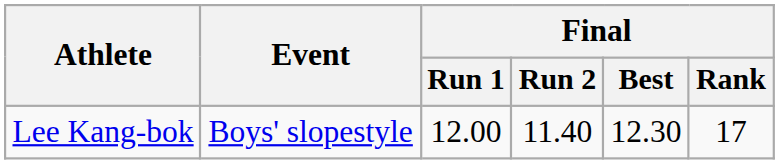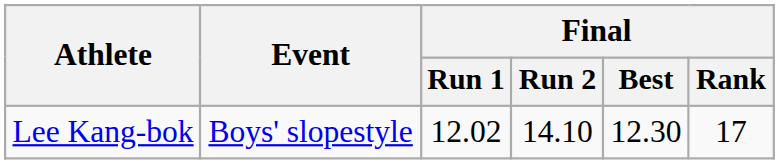(466, 132) 12.00 -> (466, 132) 12.02
(557, 132) 11.40 -> (557, 132) 14.10
